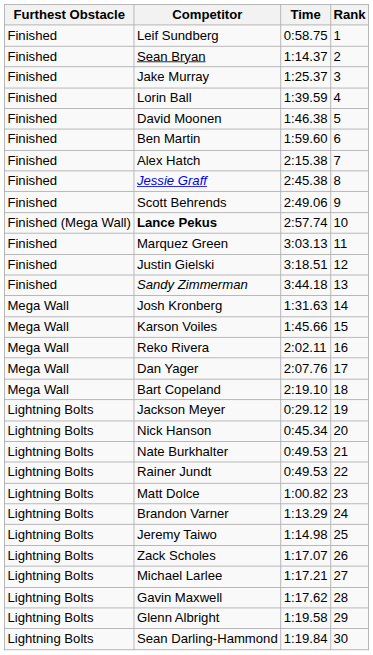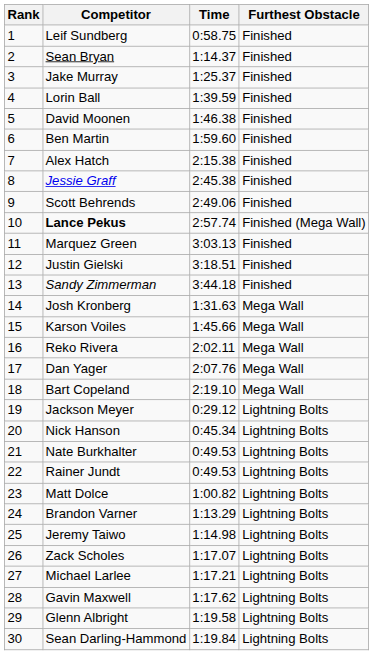columns swapped: (350, 14) <-> (69, 14)
